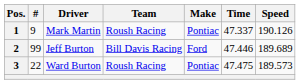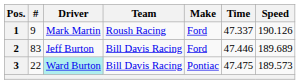(203, 31) Pontiac -> (197, 31) Ford
(36, 48) 99 -> (36, 48) 83
(73, 66) no background -> (73, 66) paleturquoise background
(136, 66) Roush Racing -> (144, 66) Bill Davis Racing
